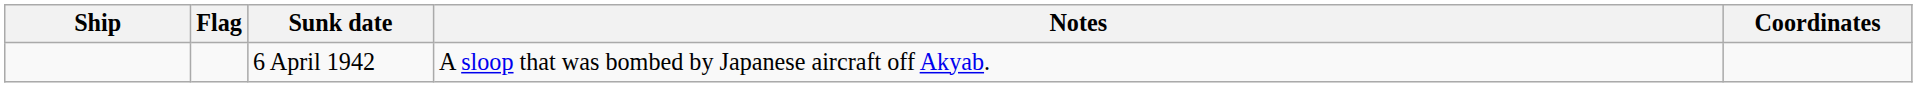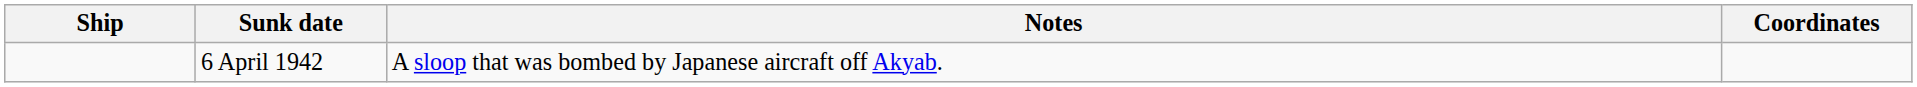- column: (219, 23)
